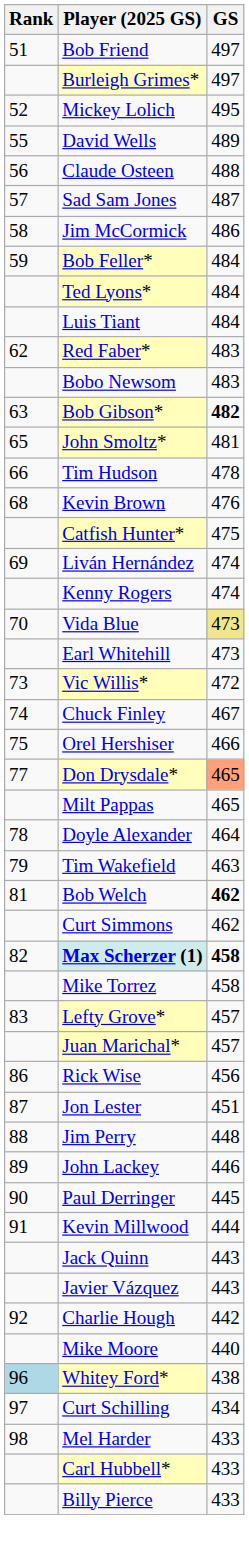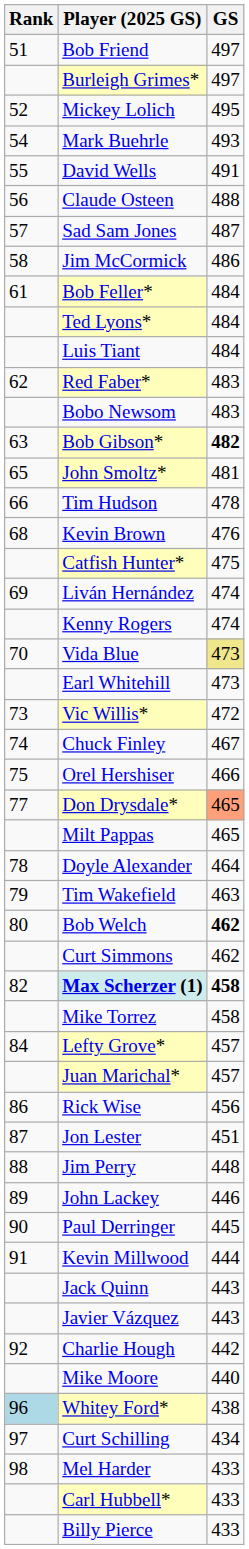+ row: (115, 140)
(226, 140) 489 -> (226, 170) 491
(19, 261) 59 -> (19, 291) 61
(19, 895) 81 -> (19, 925) 80
(19, 1016) 83 -> (19, 1046) 84
